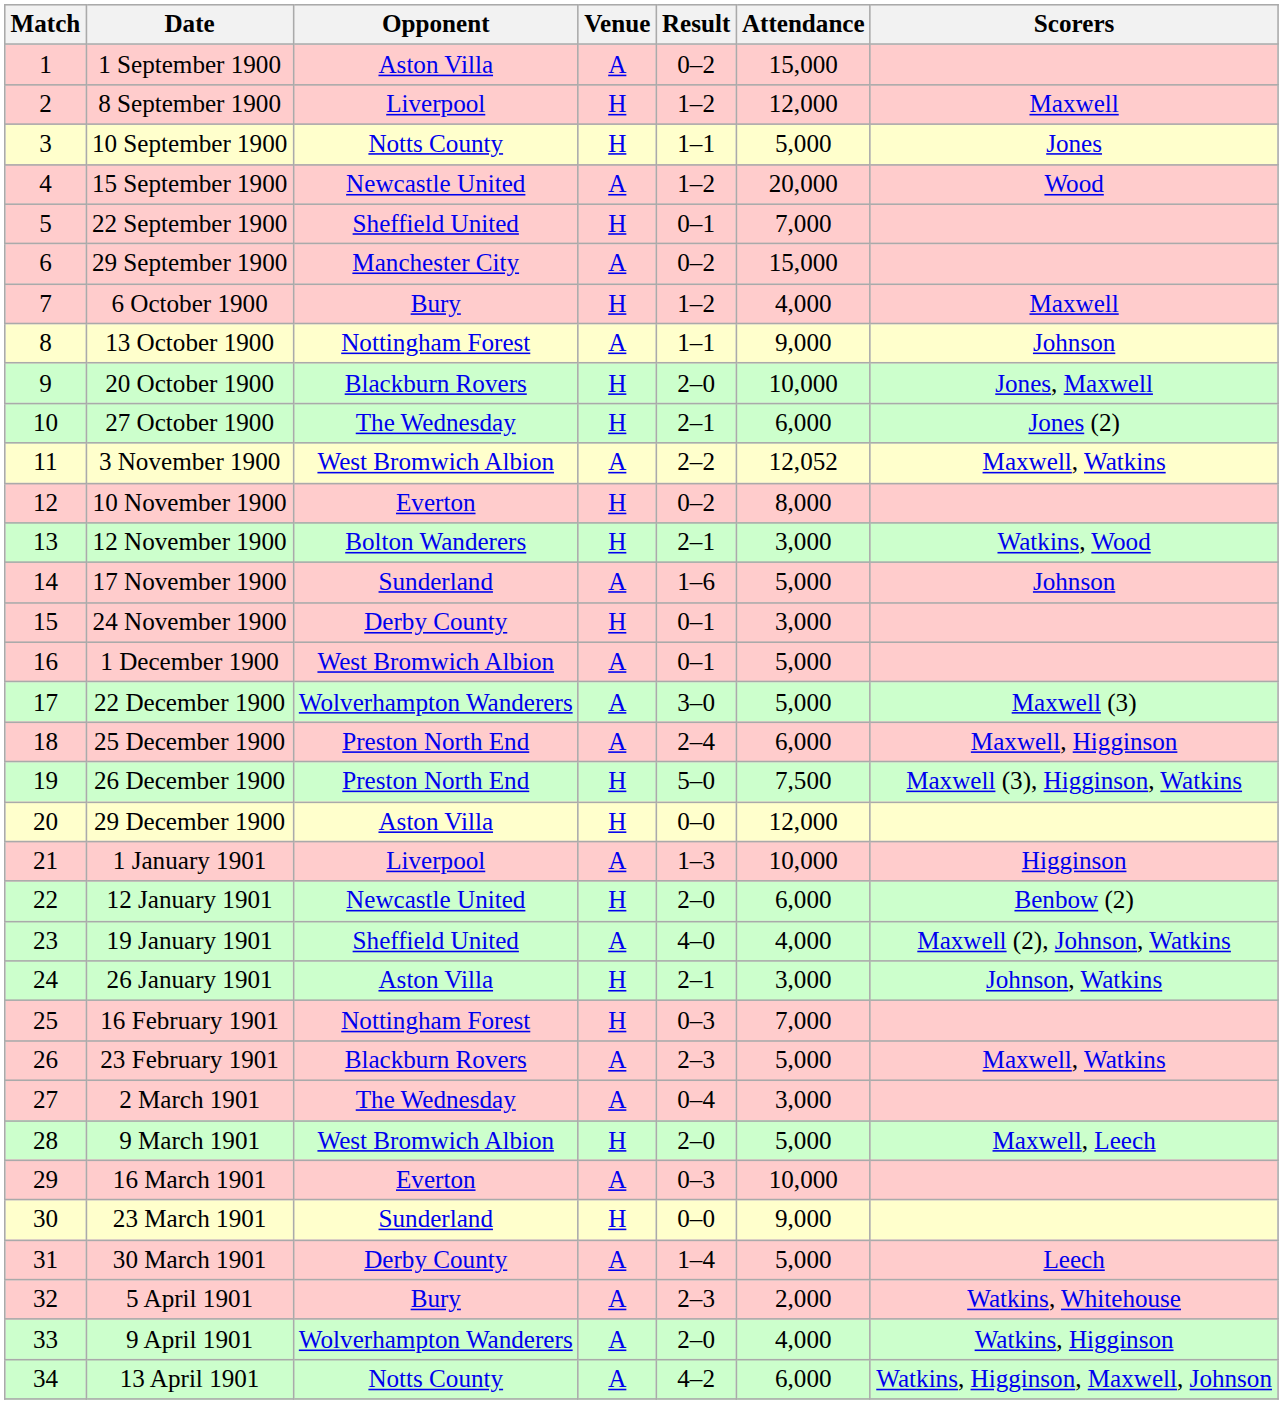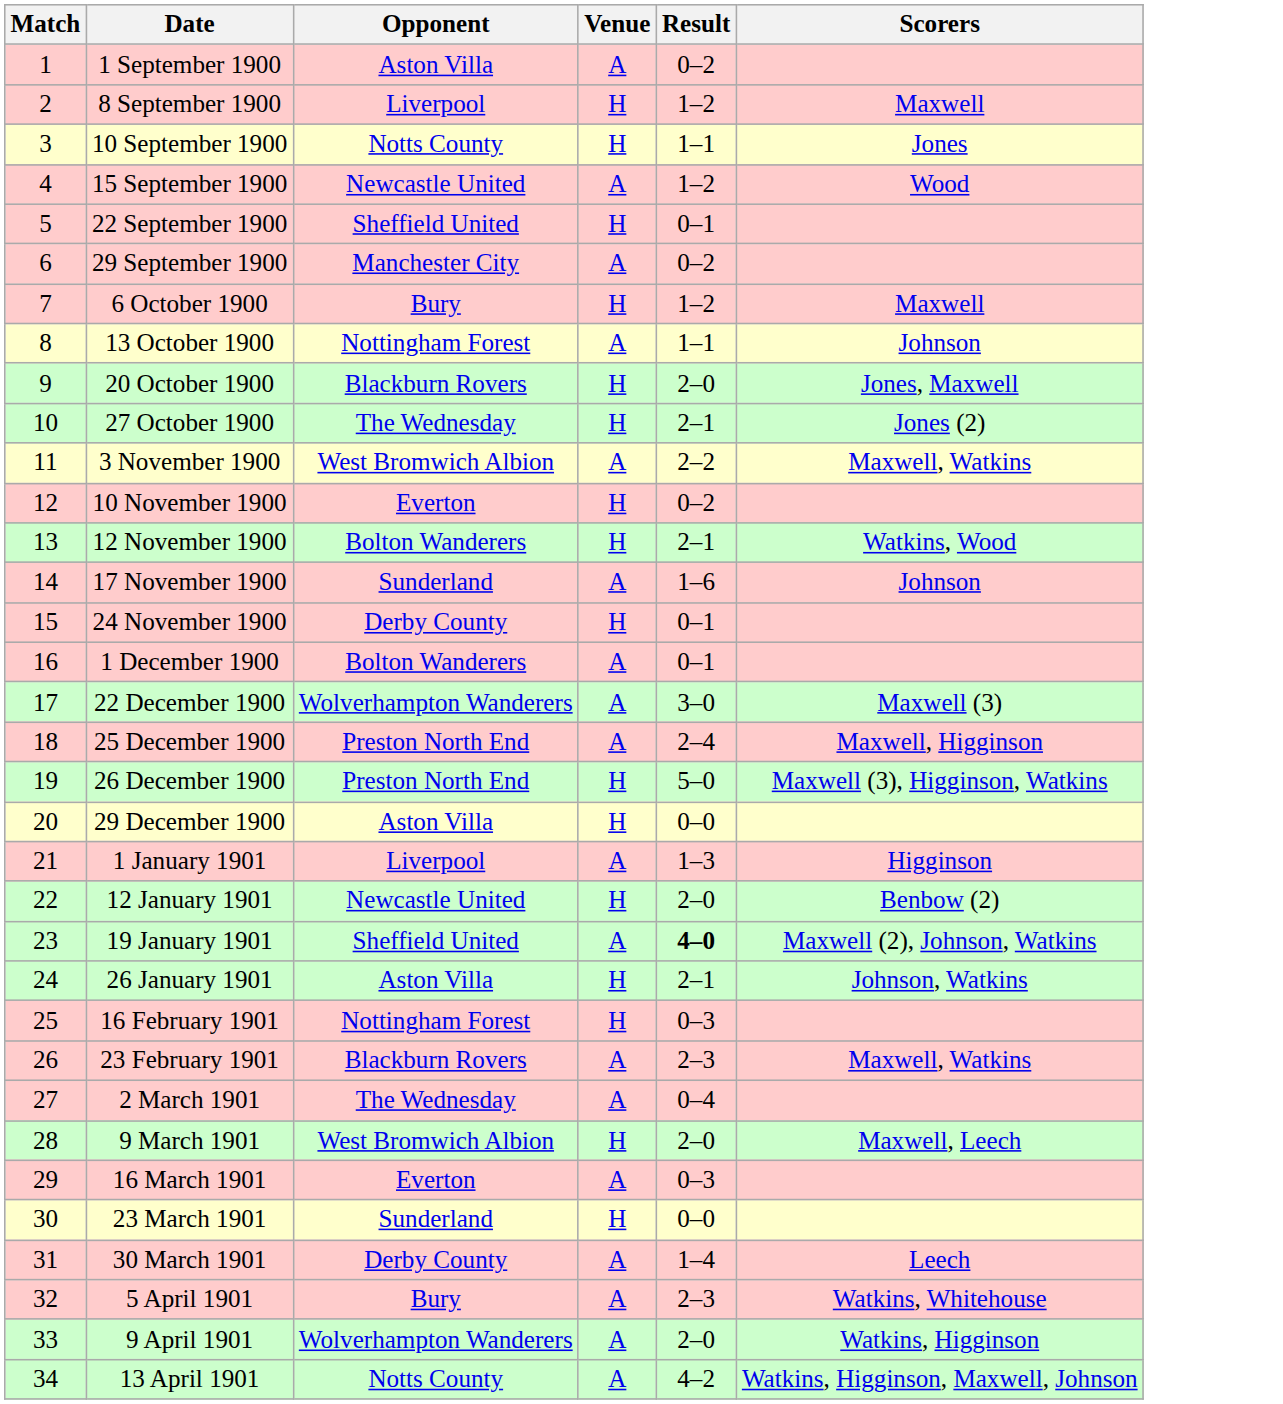- column: (803, 24)
(436, 661) West Bromwich Albion -> (436, 661) Bolton Wanderers
(696, 940) normal -> (696, 940) bold
